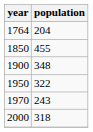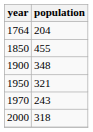(42, 83) 322 -> (42, 83) 321
